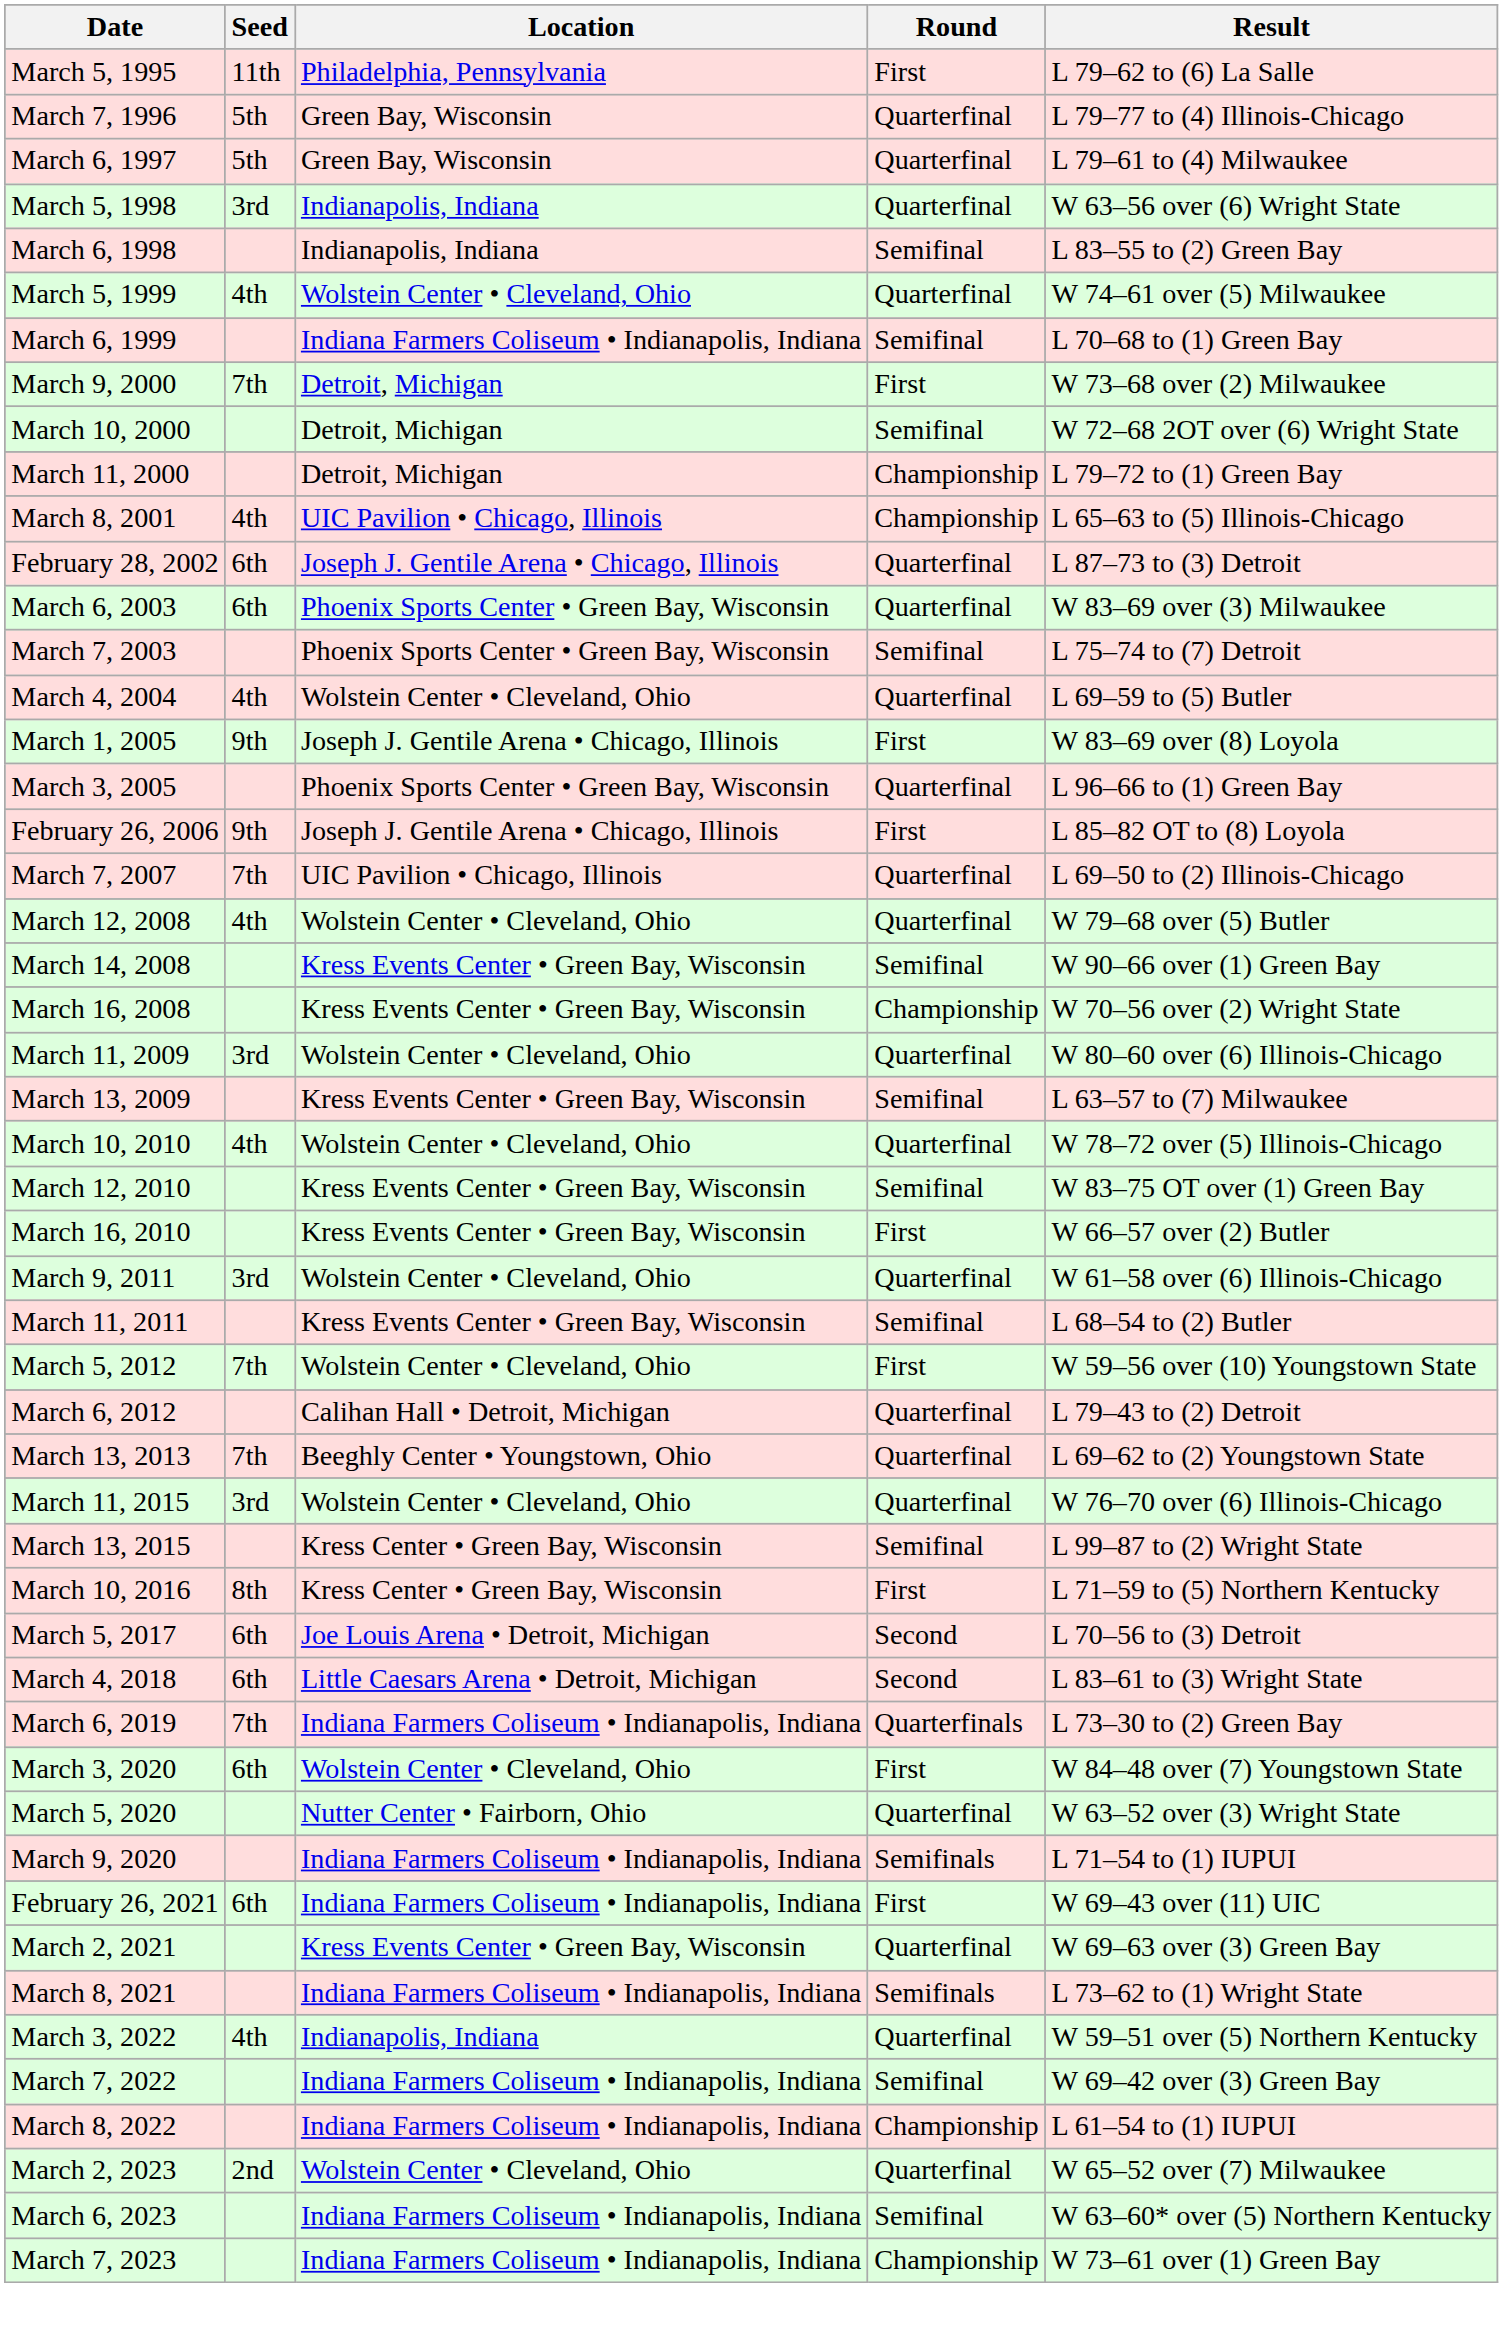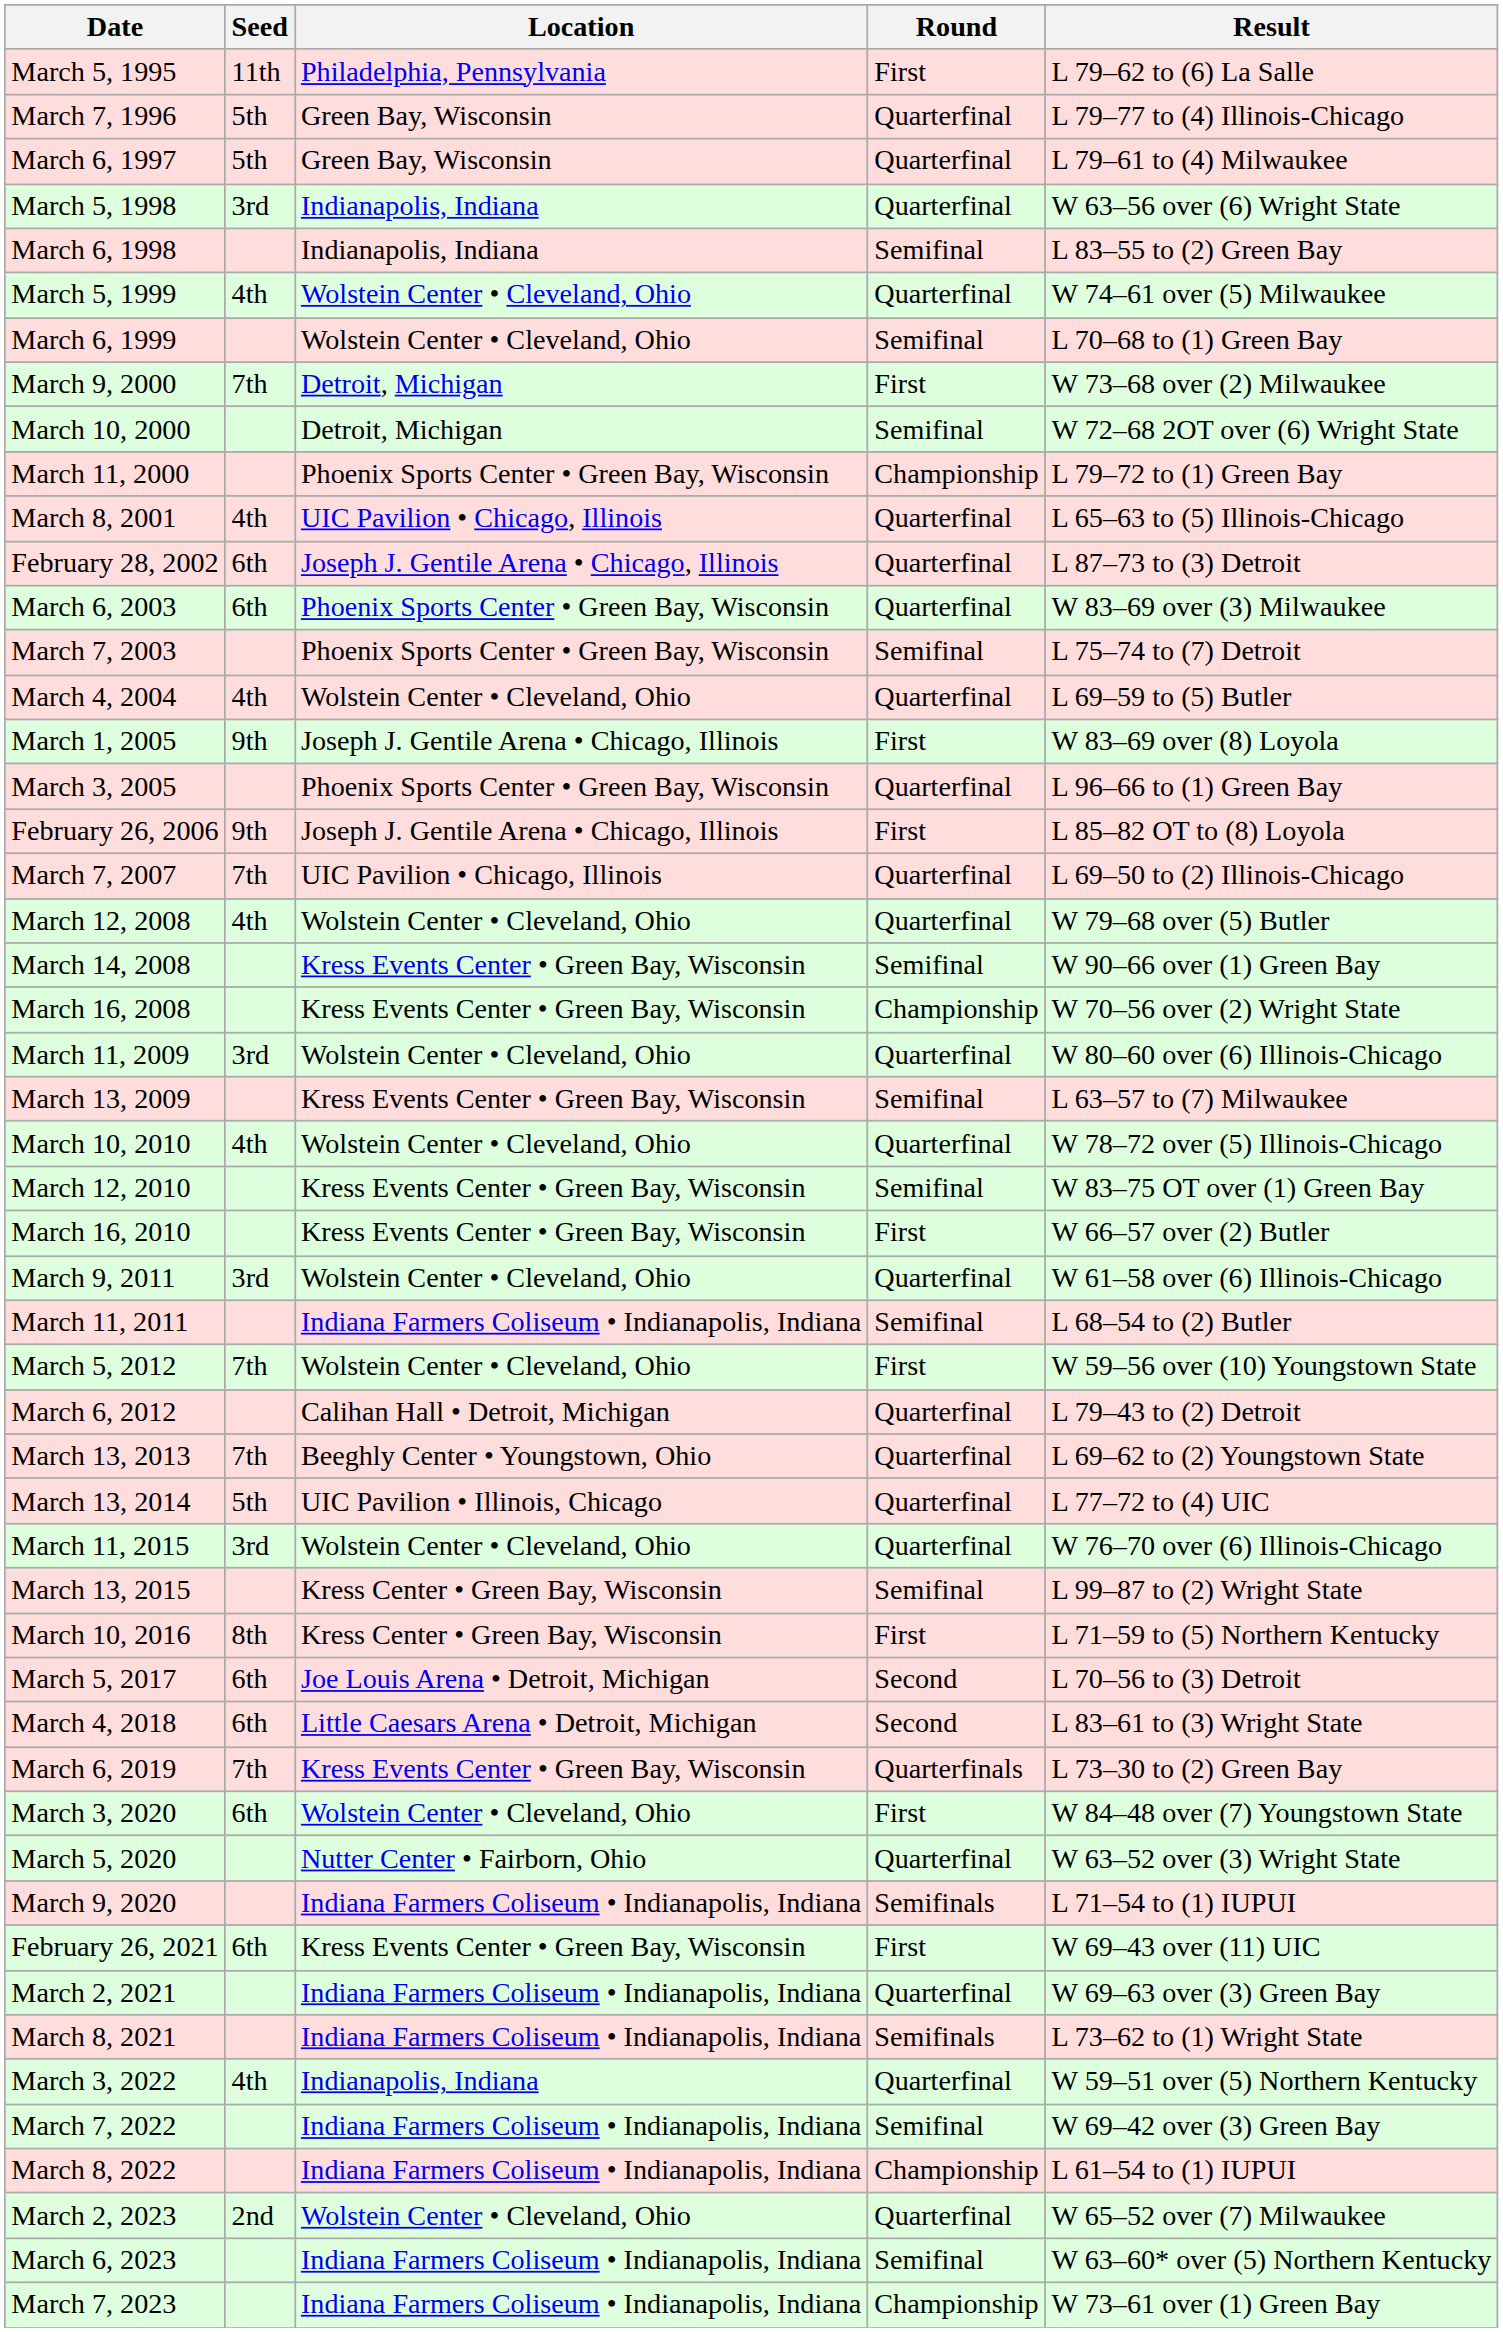(581, 339) Indiana Farmers Coliseum • Indianapolis, Indiana -> (496, 339) Wolstein Center • Cleveland, Ohio
(402, 473) Detroit, Michigan -> (565, 473) Phoenix Sports Center • Green Bay, Wisconsin
(956, 518) Championship -> (943, 518) Quarterfinal
(553, 1321) Kress Events Center • Green Bay, Wisconsin -> (581, 1321) Indiana Farmers Coliseum • Indianapolis, Indiana
+ row: (101, 1500)
(581, 1723) Indiana Farmers Coliseum • Indianapolis, Indiana -> (553, 1768) Kress Events Center • Green Bay, Wisconsin
(581, 1902) Indiana Farmers Coliseum • Indianapolis, Indiana -> (553, 1947) Kress Events Center • Green Bay, Wisconsin
(553, 1947) Kress Events Center • Green Bay, Wisconsin -> (581, 1991) Indiana Farmers Coliseum • Indianapolis, Indiana
